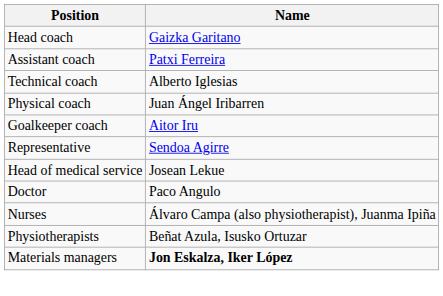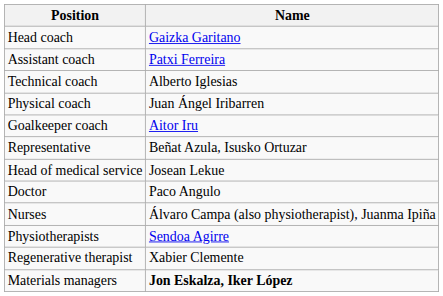(189, 147) Sendoa Agirre -> (228, 147) Beñat Azula, Isusko Ortuzar
(228, 236) Beñat Azula, Isusko Ortuzar -> (189, 236) Sendoa Agirre
+ row: (70, 258)
